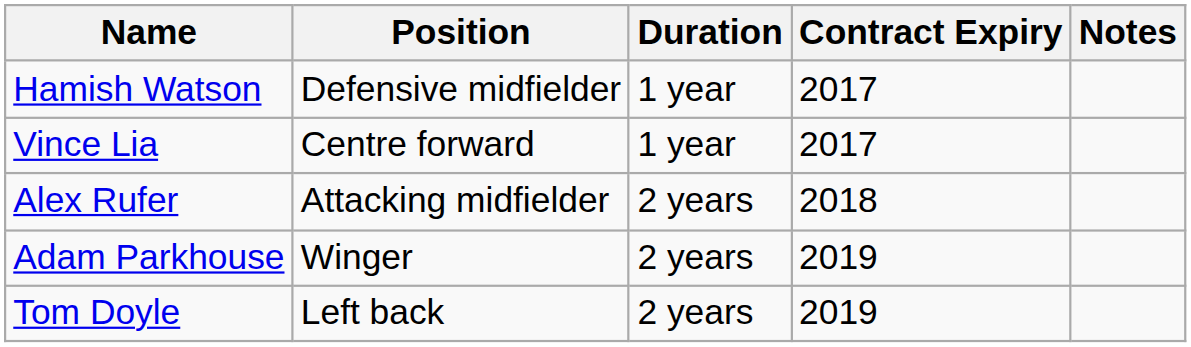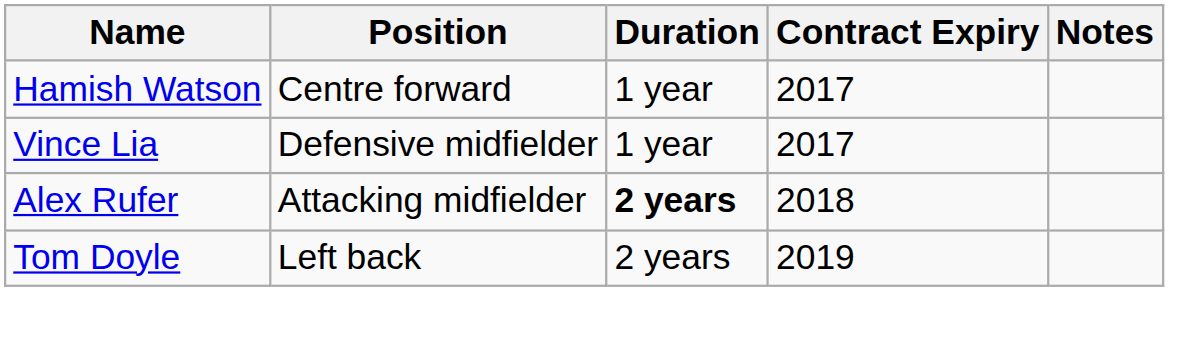(461, 88) Defensive midfielder -> (395, 88) Centre forward
(418, 144) Centre forward -> (438, 144) Defensive midfielder
(695, 200) normal -> (675, 200) bold
- row: (149, 256)
